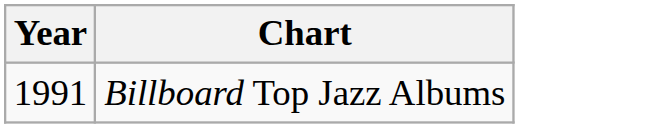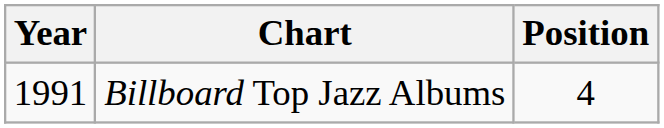+ column: (586, 33)
